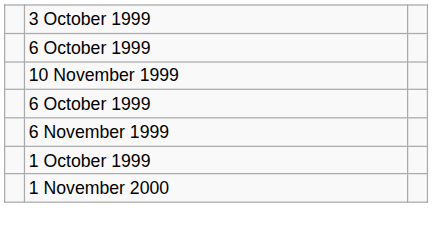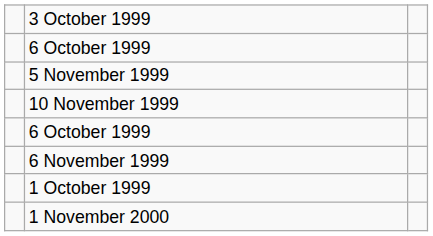+ row: (15, 76)
